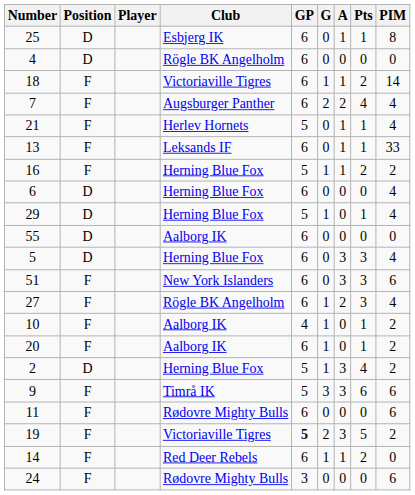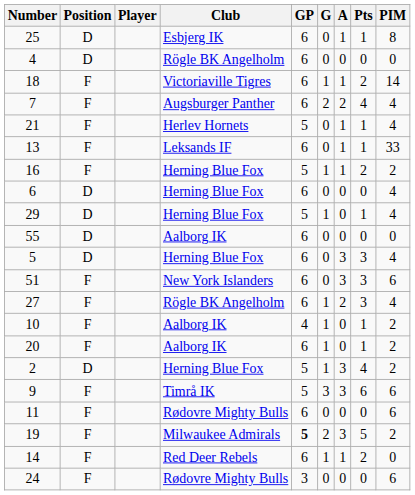(217, 434) Victoriaville Tigres -> (222, 434) Milwaukee Admirals
